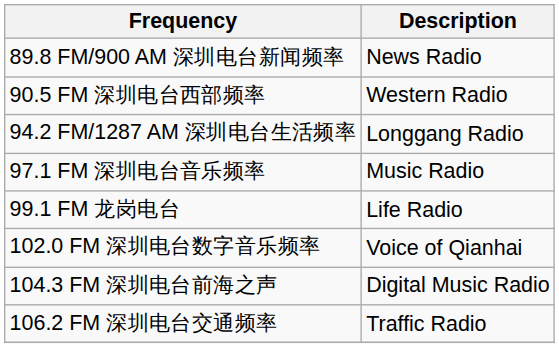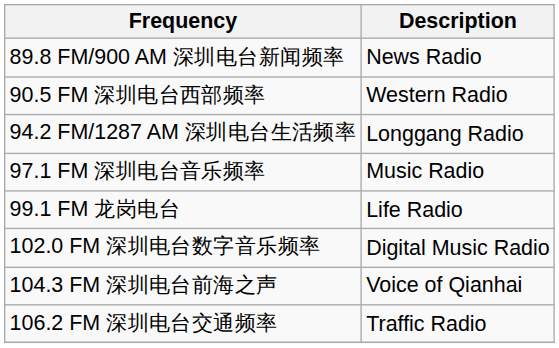(444, 247) Voice of Qianhai -> (458, 247) Digital Music Radio
(458, 285) Digital Music Radio -> (444, 285) Voice of Qianhai
